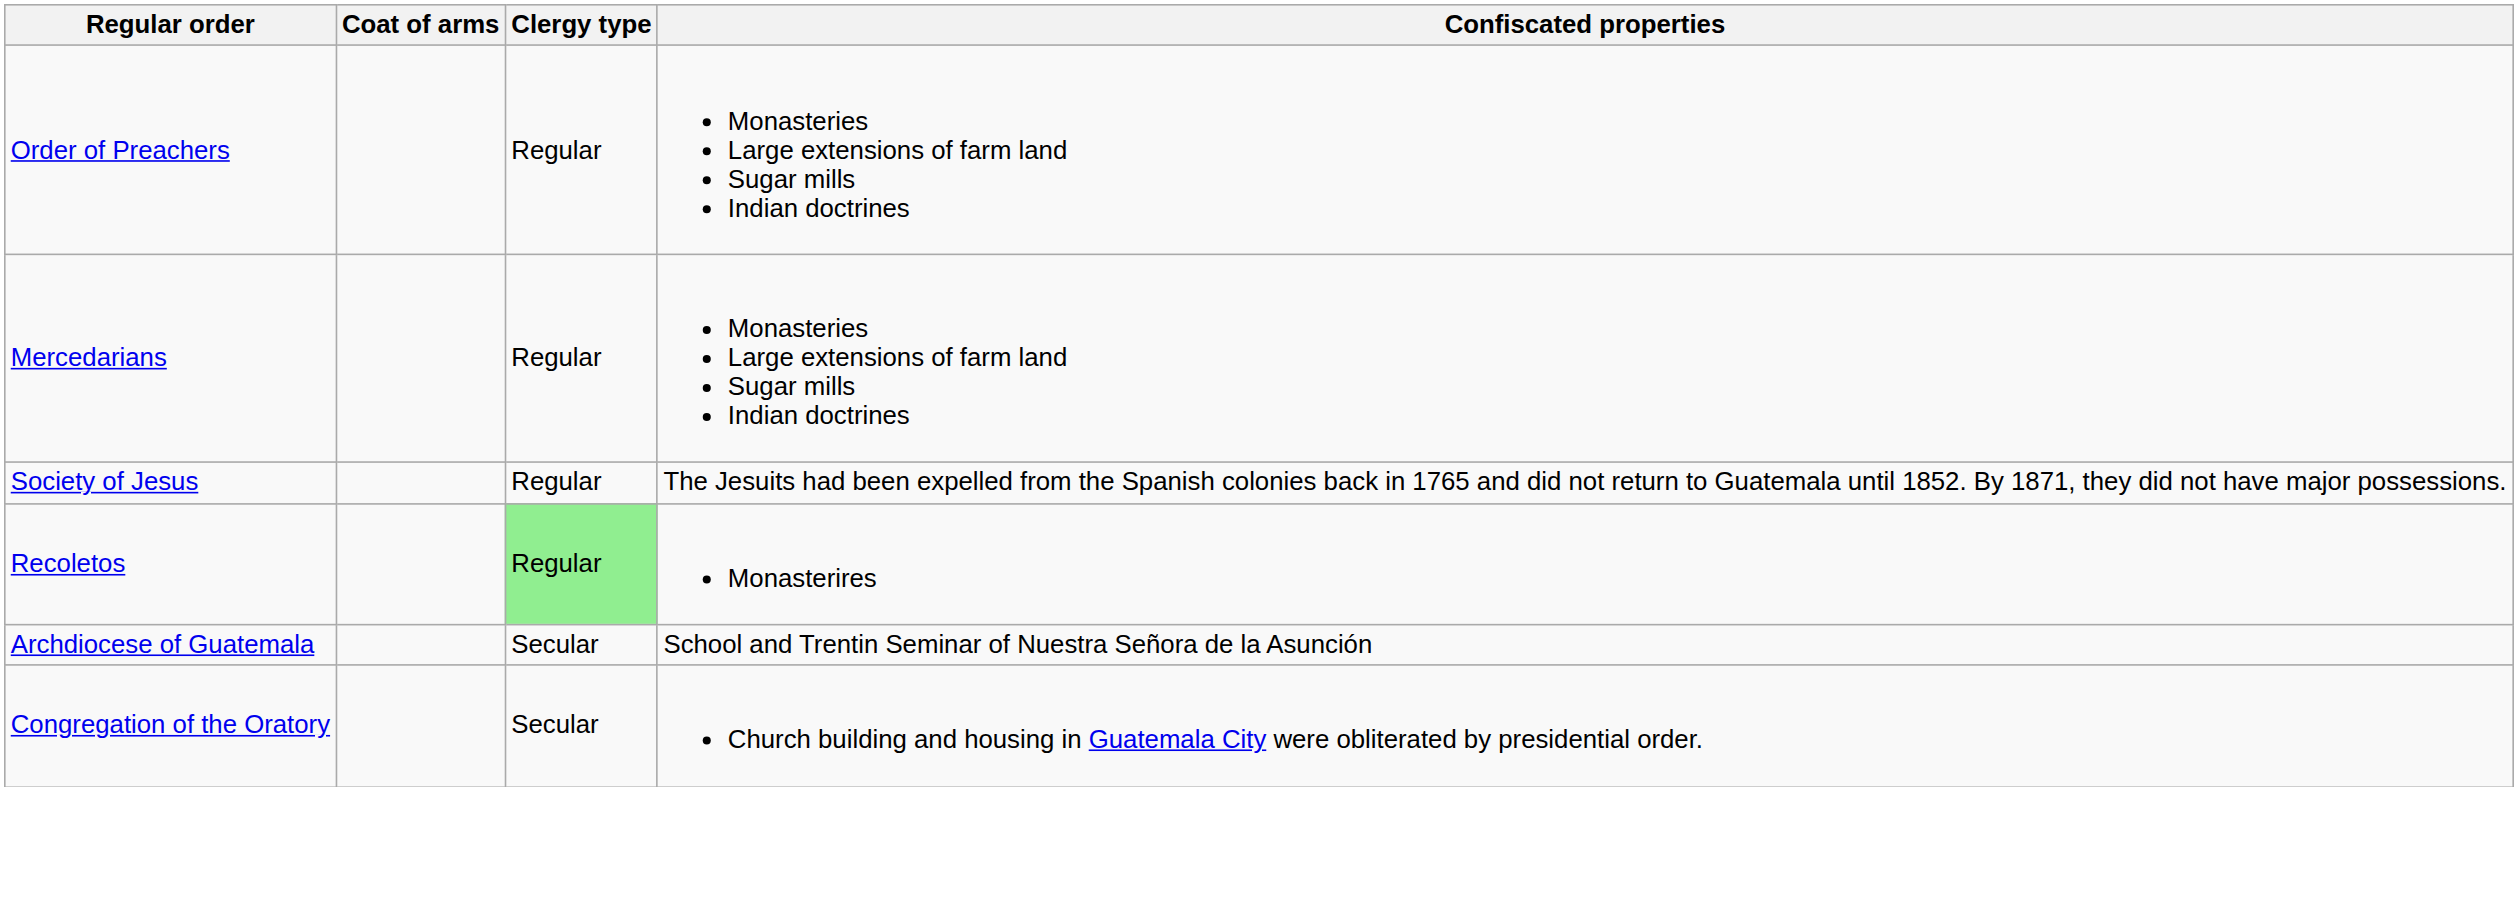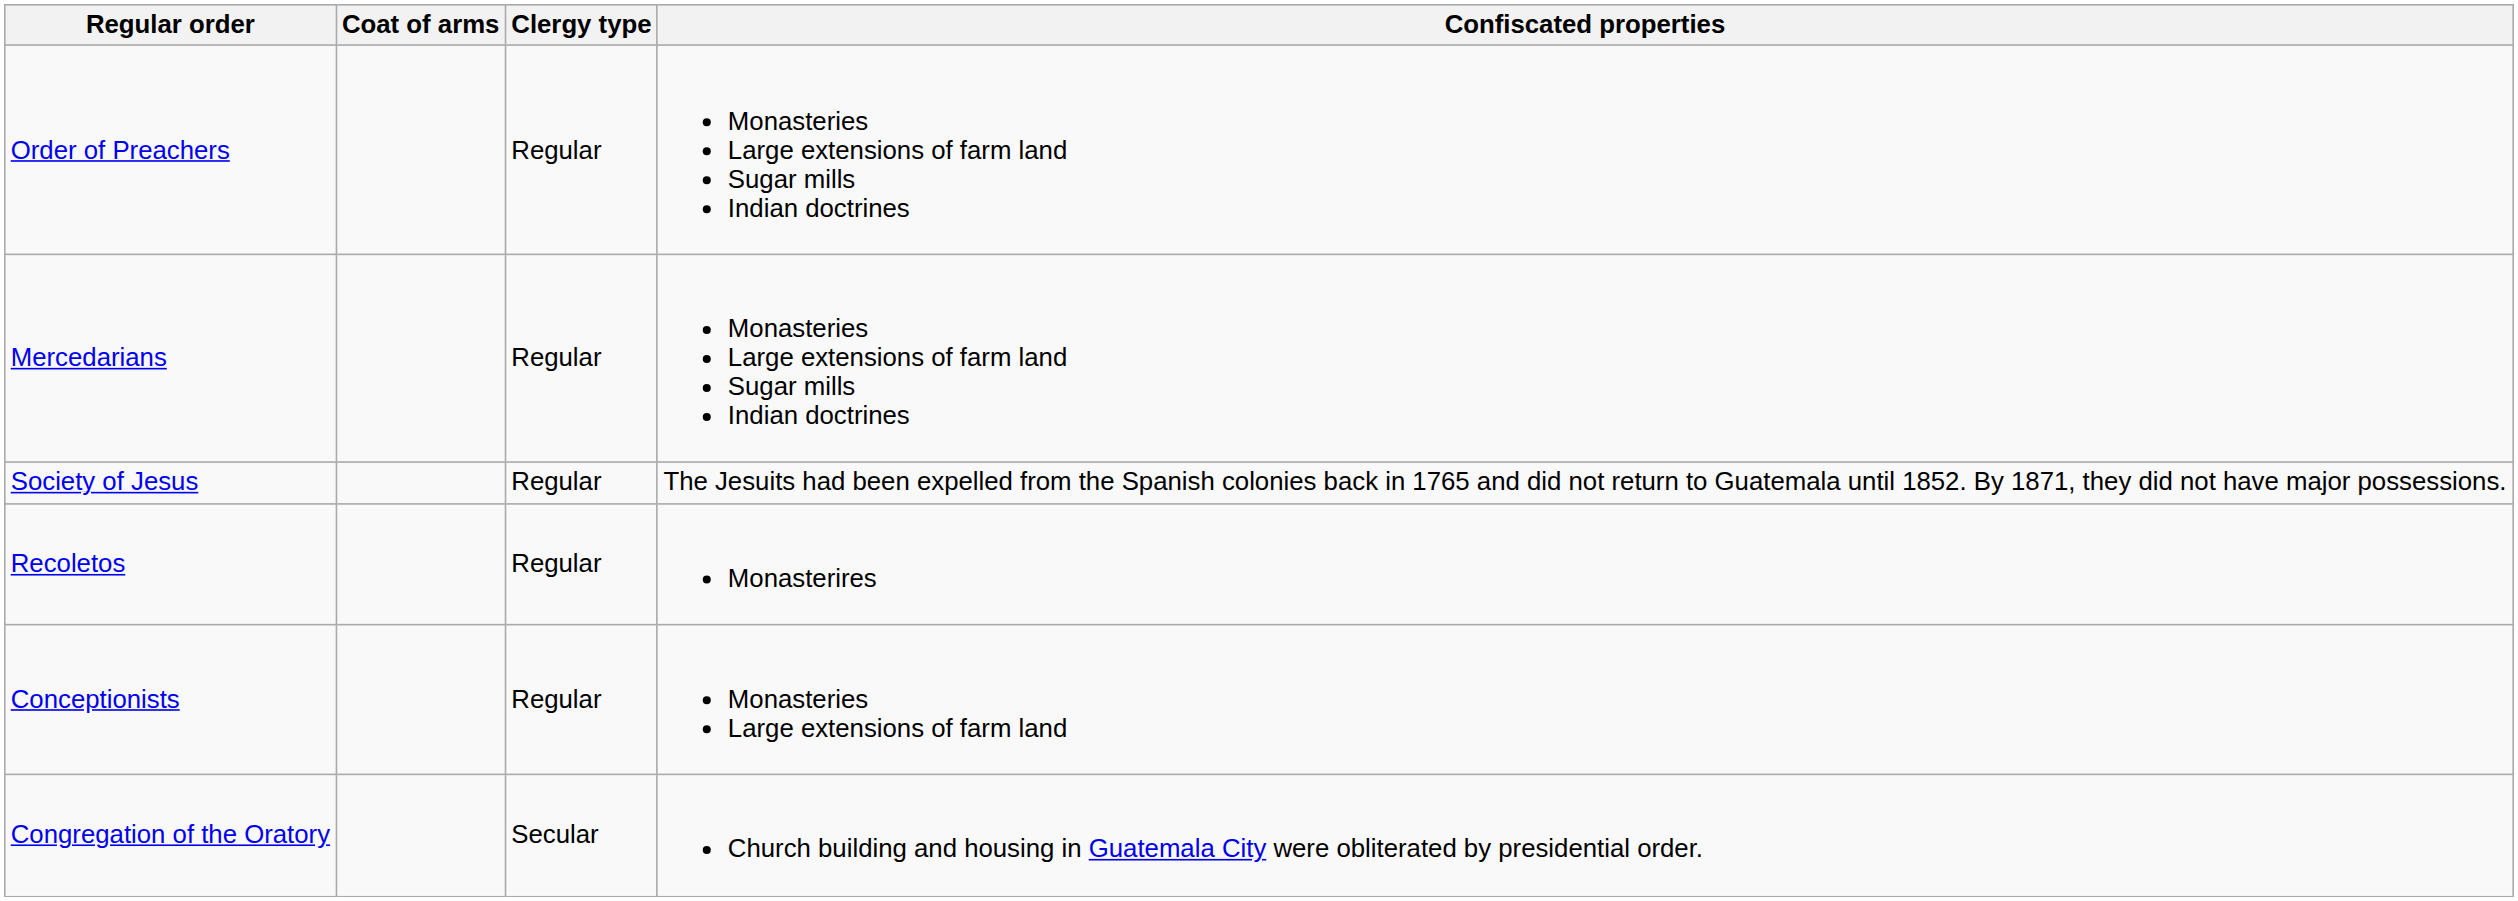(556, 563) lightgreen background -> (556, 563) no background
+ row: (95, 699)
- row: (163, 644)
